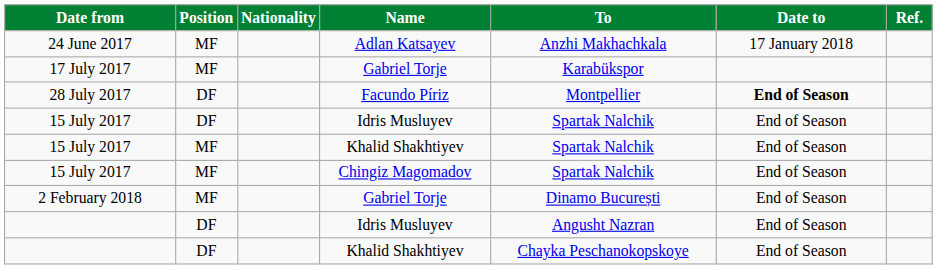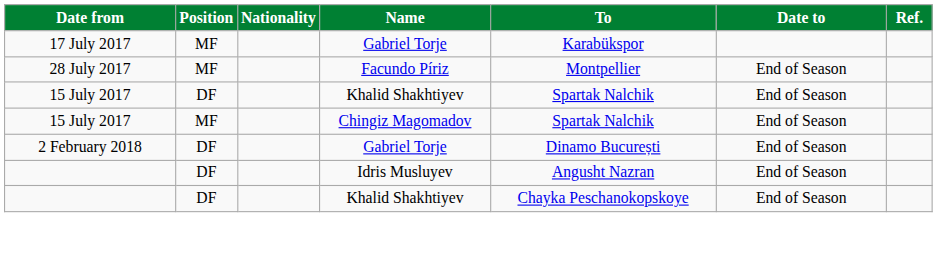- row: (90, 43)
(206, 95) DF -> (206, 69) MF
(801, 95) bold -> (801, 69) normal
- row: (90, 121)
(206, 147) MF -> (206, 95) DF
(206, 199) MF -> (206, 147) DF
